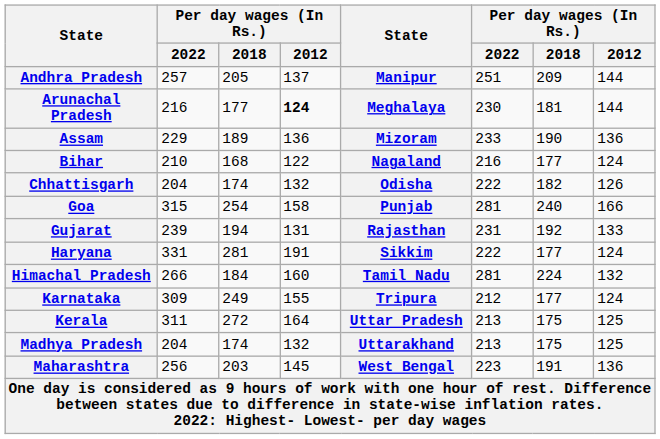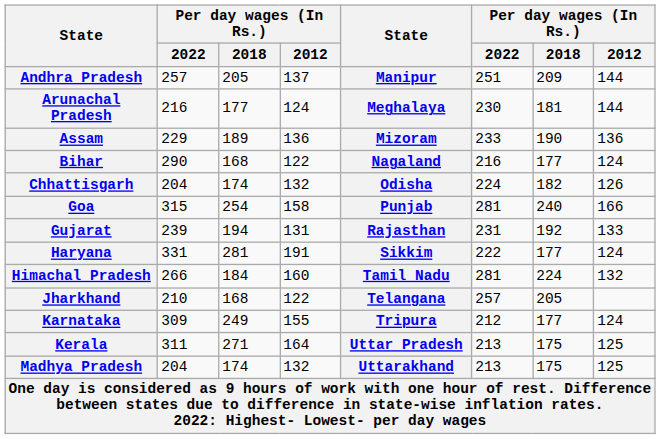(296, 109) bold -> (296, 109) normal
(174, 162) 210 -> (174, 162) 290
(488, 185) 222 -> (488, 185) 224
+ row: (81, 299)
(235, 322) 272 -> (235, 344) 271
- row: (81, 367)
